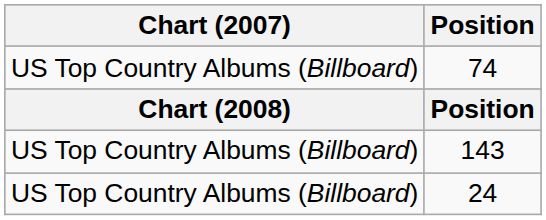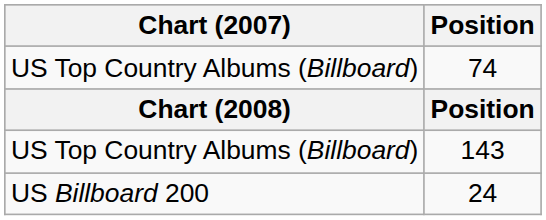(215, 192) US Top Country Albums (Billboard) -> (110, 192) US Billboard 200
